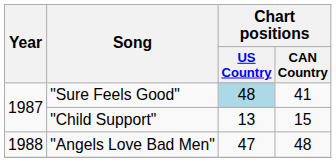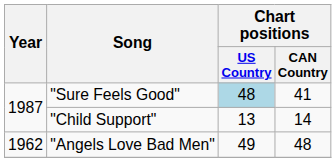(303, 119) 15 -> (303, 119) 14
(26, 144) 1988 -> (26, 144) 1962
(246, 144) 47 -> (246, 144) 49
